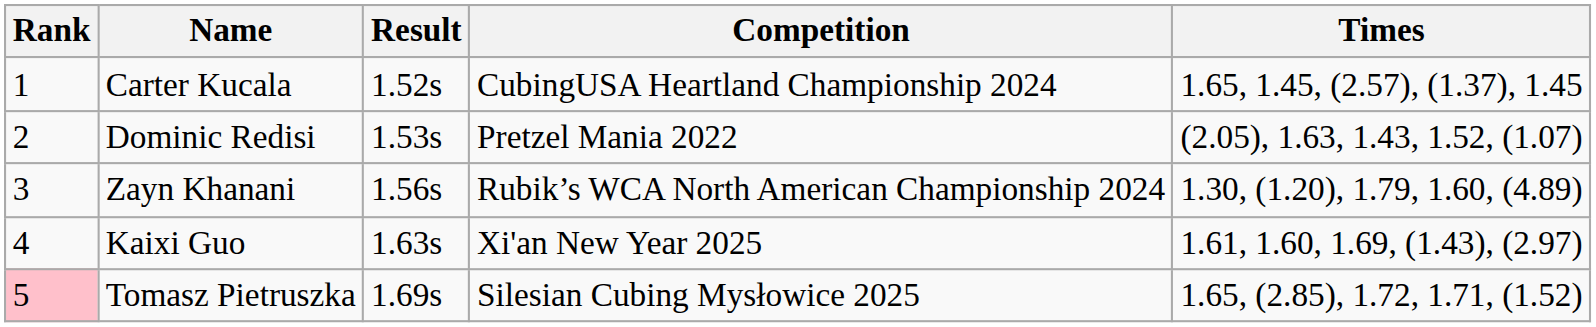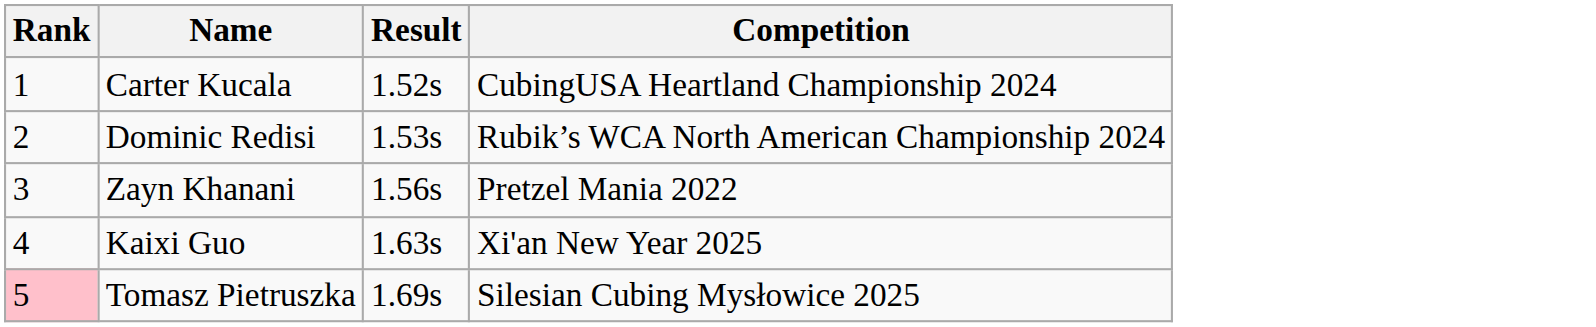- column: (1381, 30)
(607, 136) Pretzel Mania 2022 -> (821, 136) Rubik’s WCA North American Championship 2024
(821, 189) Rubik’s WCA North American Championship 2024 -> (607, 189) Pretzel Mania 2022
